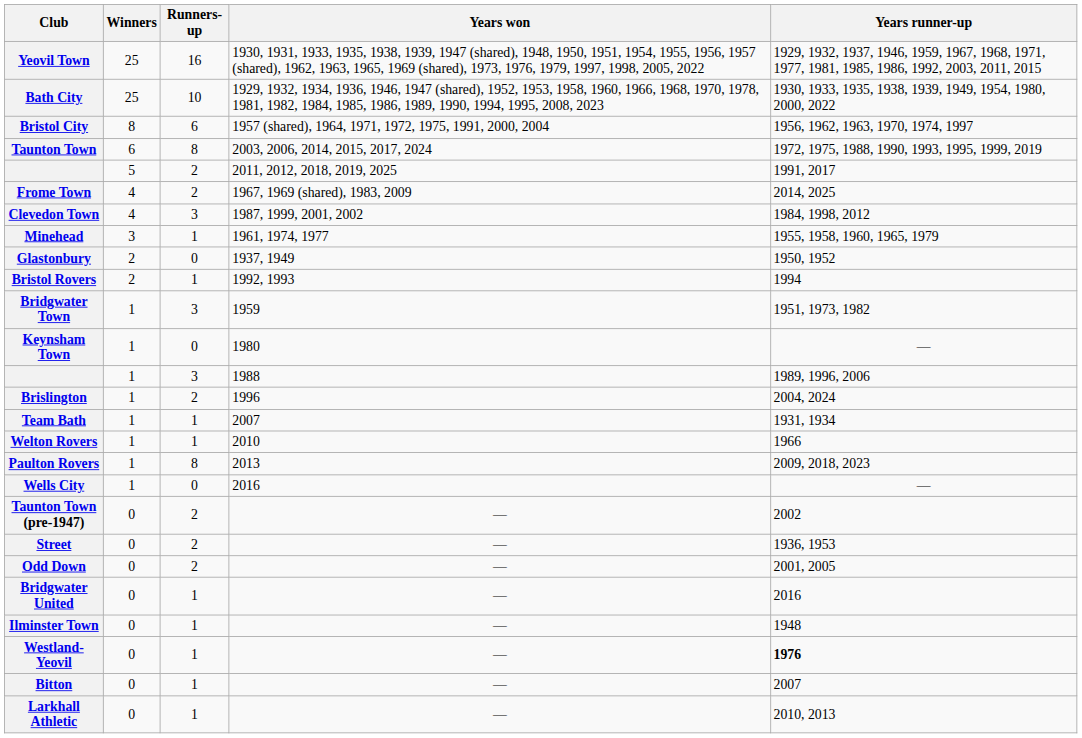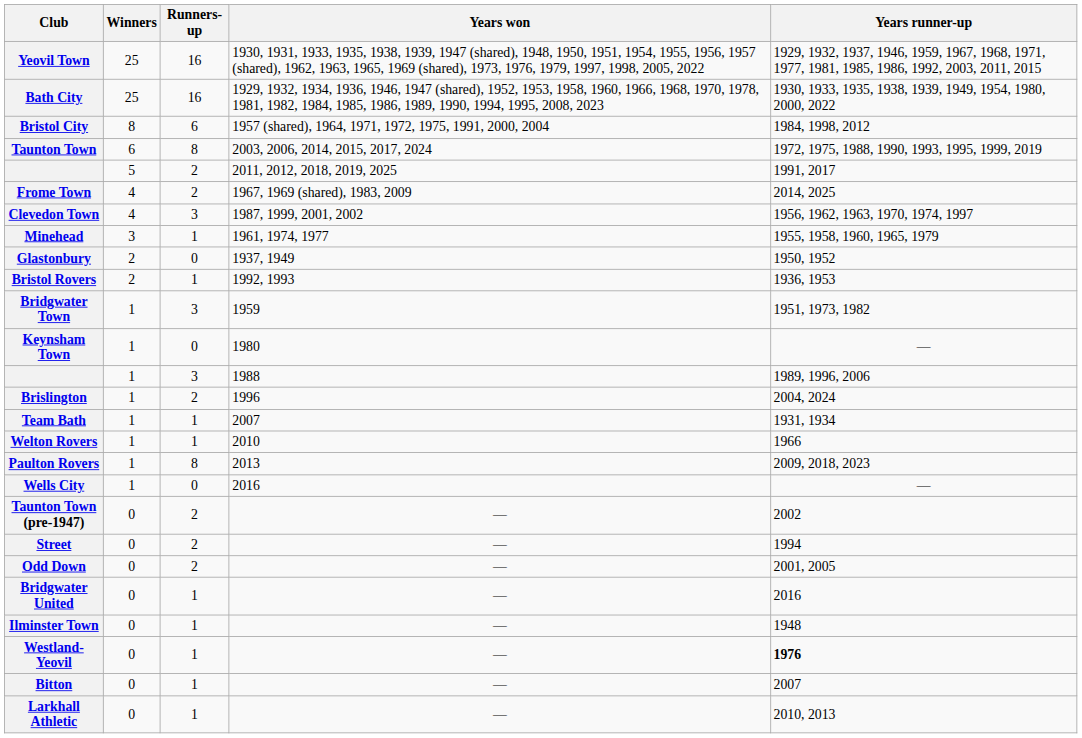(195, 97) 10 -> (195, 97) 16
(873, 127) 1956, 1962, 1963, 1970, 1974, 1997 -> (822, 127) 1984, 1998, 2012
(822, 214) 1984, 1998, 2012 -> (873, 214) 1956, 1962, 1963, 1970, 1974, 1997
(787, 280) 1994 -> (805, 280) 1936, 1953
(805, 544) 1936, 1953 -> (787, 544) 1994
